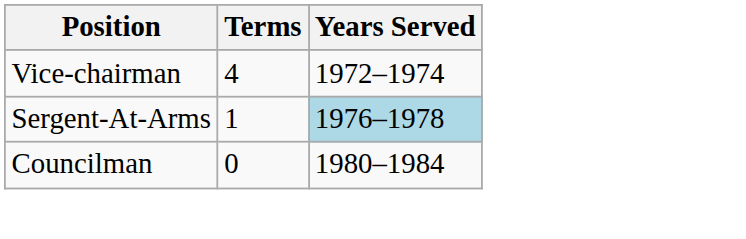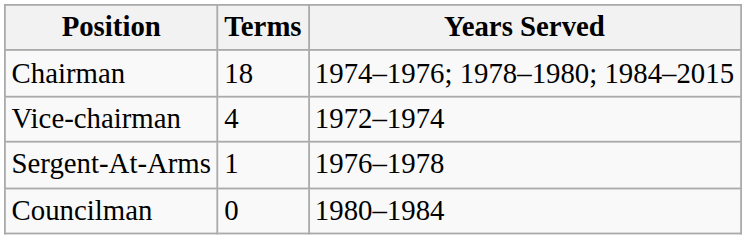+ row: (68, 73)
(380, 118) lightblue background -> (380, 164) no background
